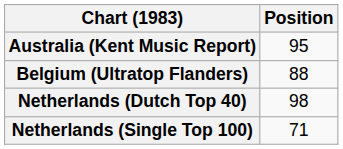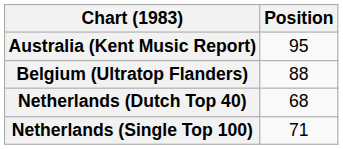(299, 102) 98 -> (299, 102) 68
